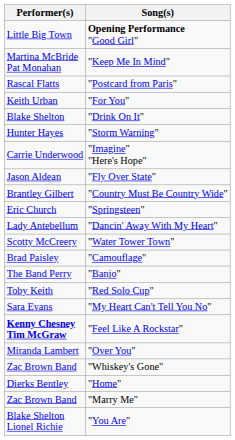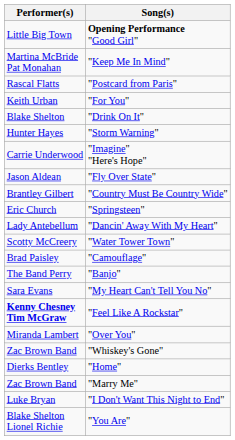- row: (121, 290)
+ row: (156, 399)
